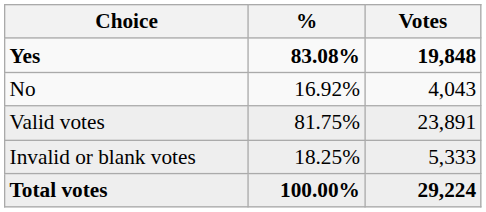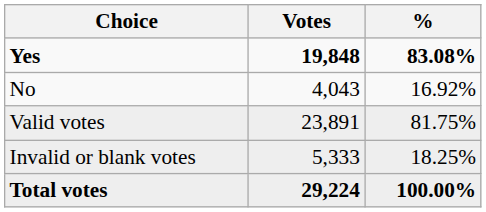columns swapped: (423, 21) <-> (307, 21)
